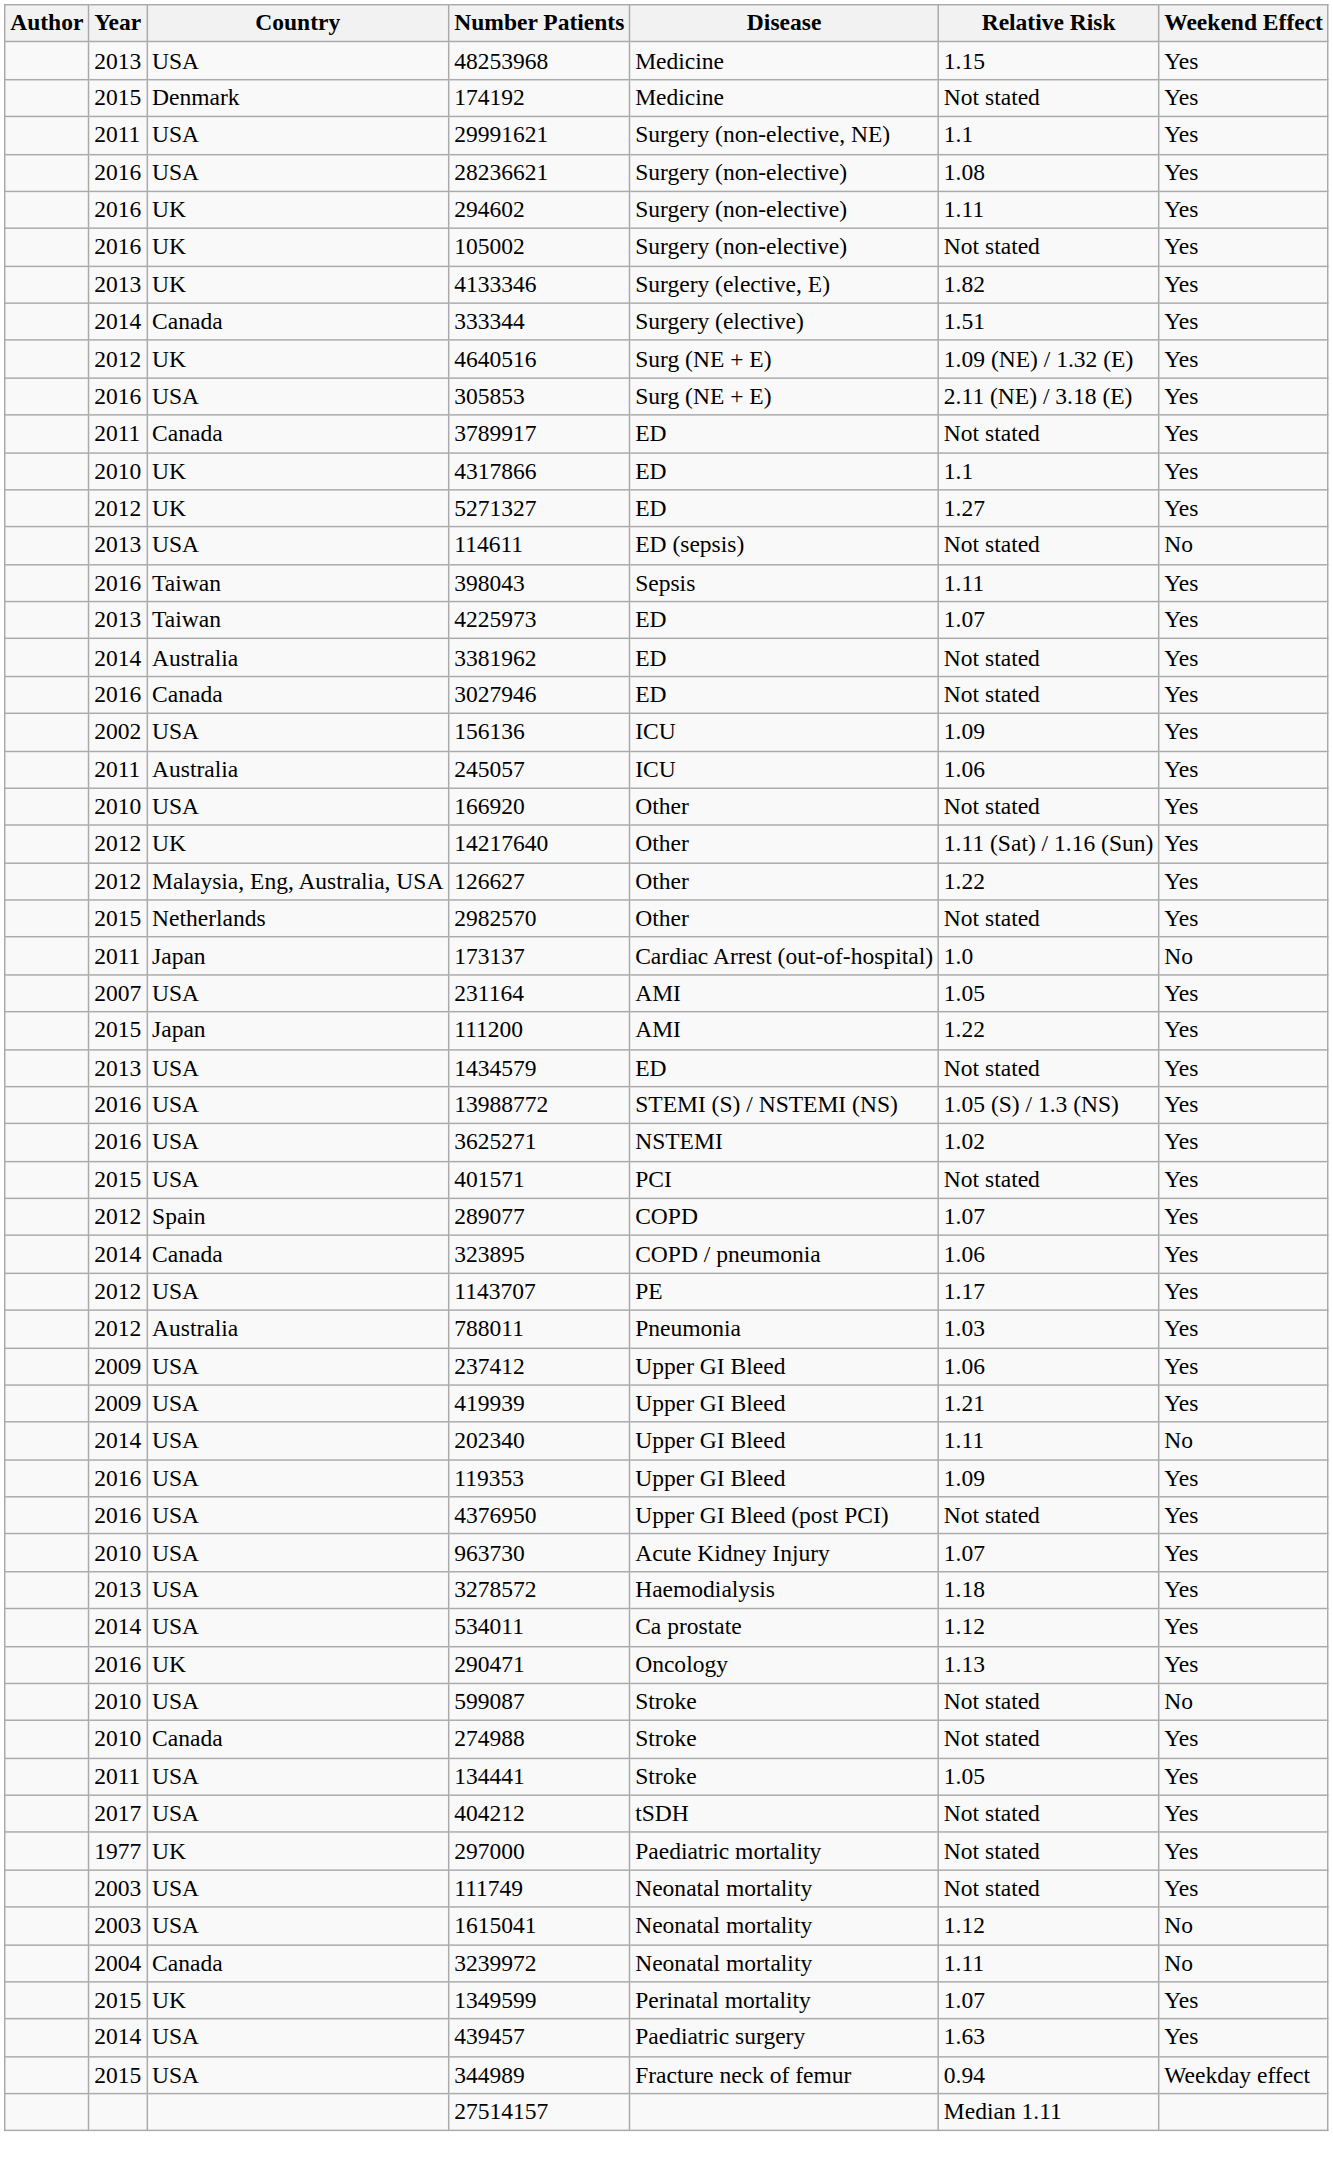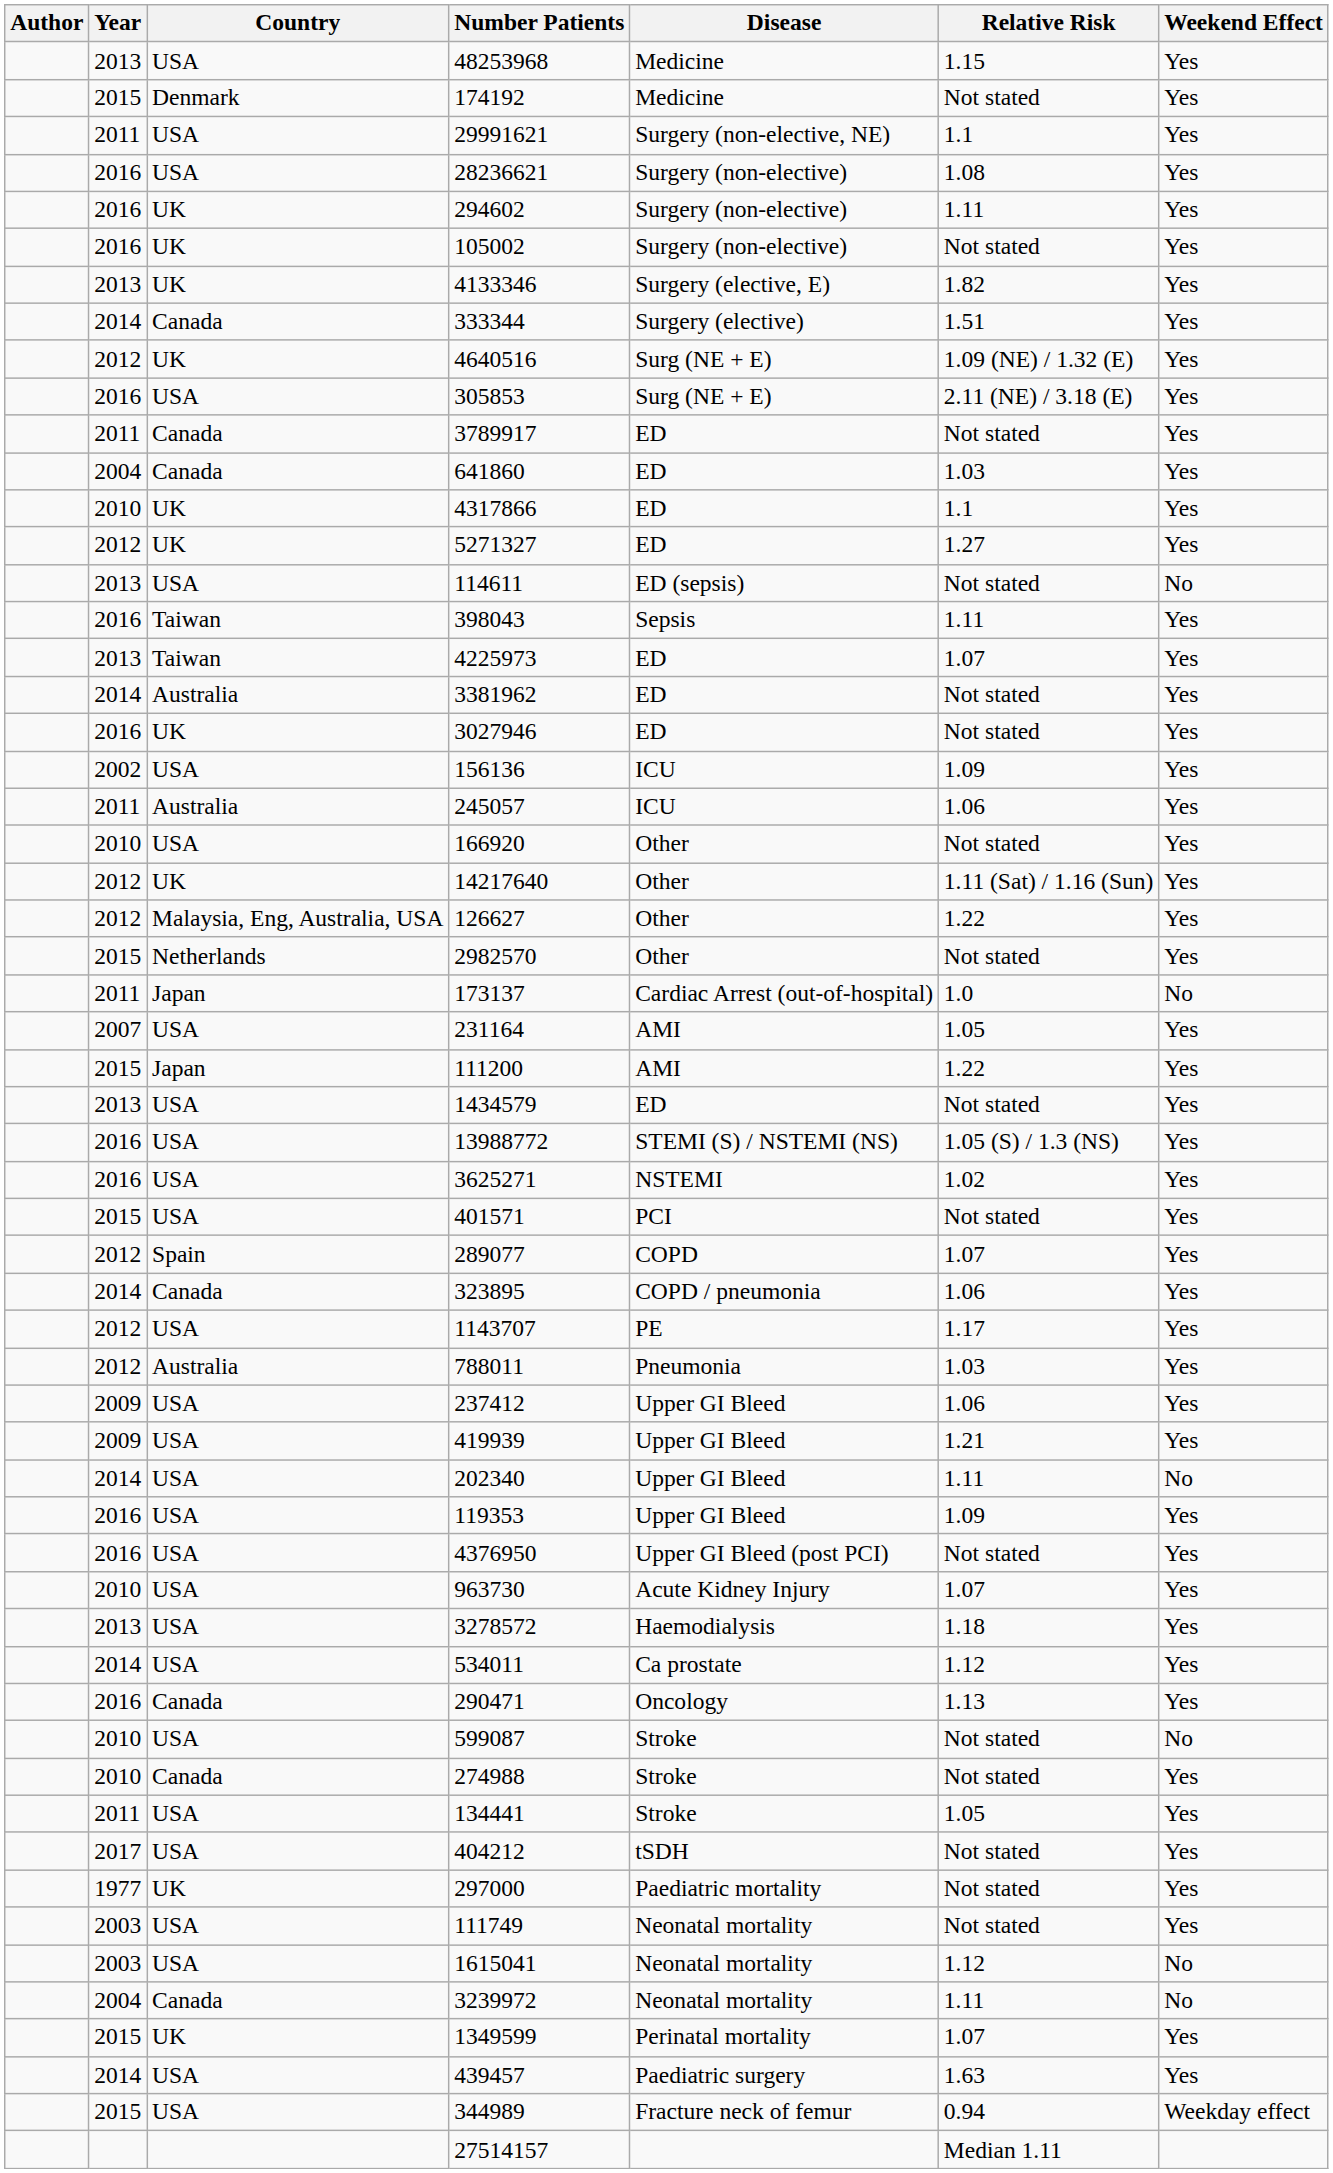+ row: (490, 470)
(187, 694) Canada -> (169, 731) UK
(169, 1664) UK -> (187, 1701) Canada
